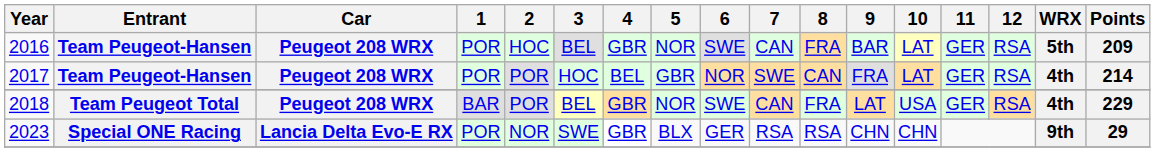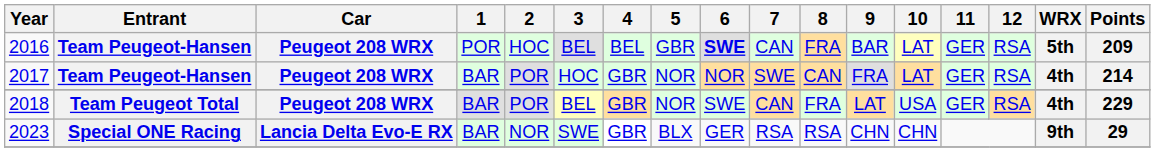(627, 47) GBR -> (627, 47) BEL
(675, 47) NOR -> (675, 47) GBR
(725, 47) normal -> (725, 47) bold
(481, 76) POR -> (481, 76) BAR
(627, 76) BEL -> (627, 76) GBR
(675, 76) GBR -> (675, 76) NOR
(481, 133) POR -> (481, 133) BAR
